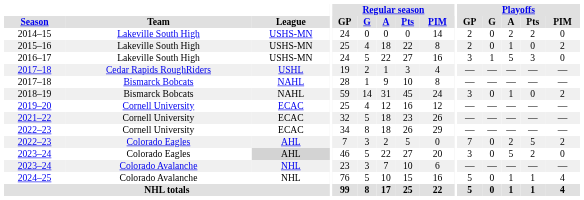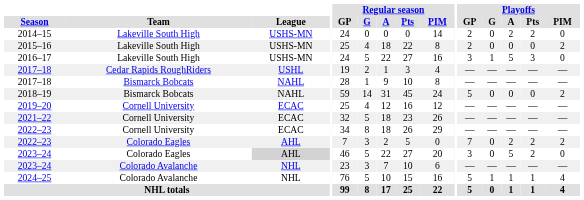(511, 46) 1 -> (511, 46) 0
(470, 94) 3 -> (470, 94) 5
(511, 94) 1 -> (511, 94) 0
(533, 142) 5 -> (533, 142) 2
(492, 178) 0 -> (492, 178) 1
